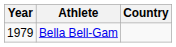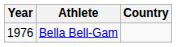(20, 32) 1979 -> (20, 32) 1976
